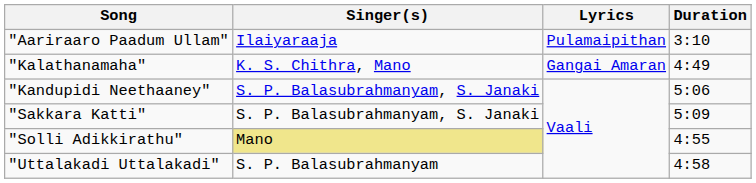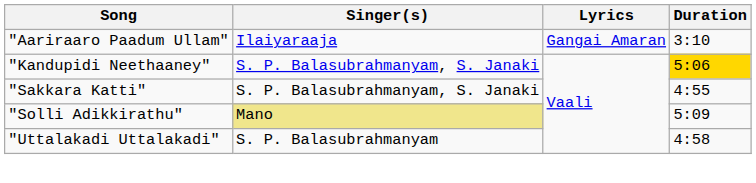(606, 42) Pulamaipithan -> (606, 42) Gangai Amaran
- row: (77, 67)
(692, 91) no background -> (692, 67) gold background
(692, 116) 5:09 -> (692, 91) 4:55
(692, 141) 4:55 -> (692, 116) 5:09
